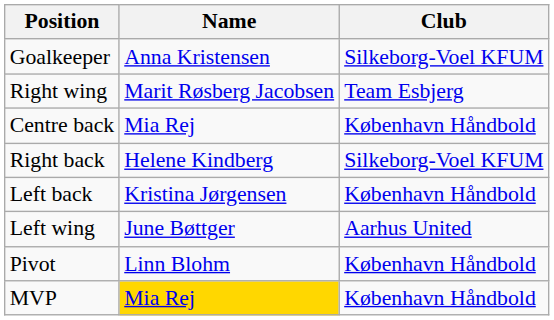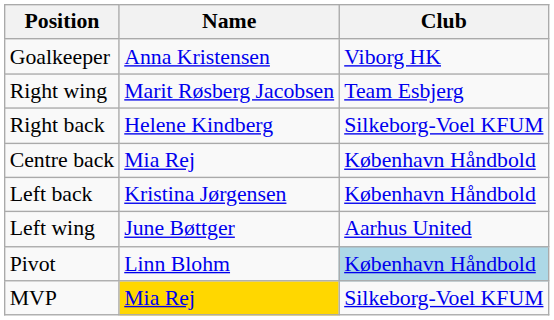(444, 56) Silkeborg-Voel KFUM -> (393, 56) Viborg HK
rows swapped: (57, 159) <-> (62, 125)
(440, 263) no background -> (440, 263) lightblue background
(440, 297) København Håndbold -> (444, 297) Silkeborg-Voel KFUM
